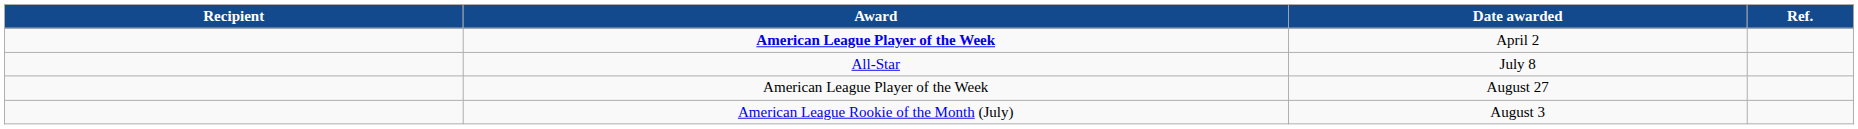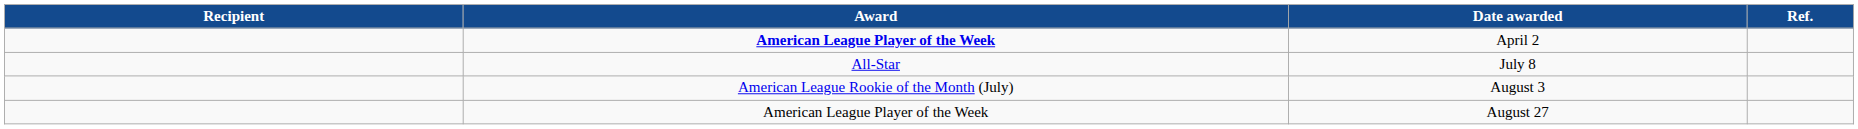rows swapped: (1518, 111) <-> (1518, 87)
